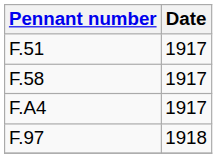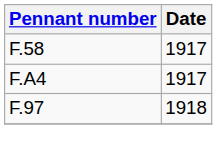- row: (27, 49)
